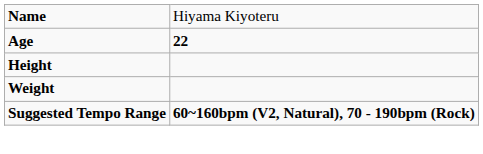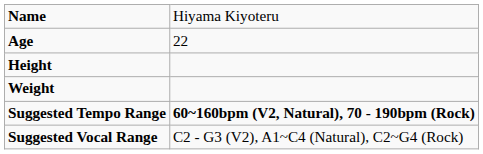(181, 40) bold -> (181, 40) normal
+ row: (83, 137)
